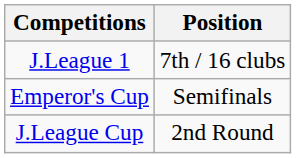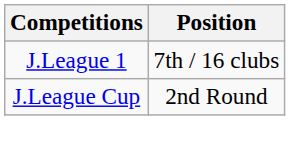- row: (80, 96)
